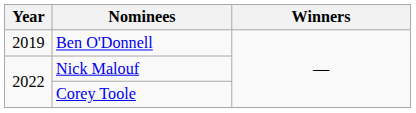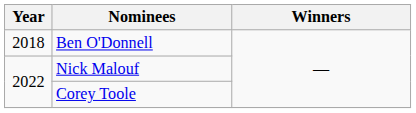(28, 42) 2019 -> (28, 42) 2018
